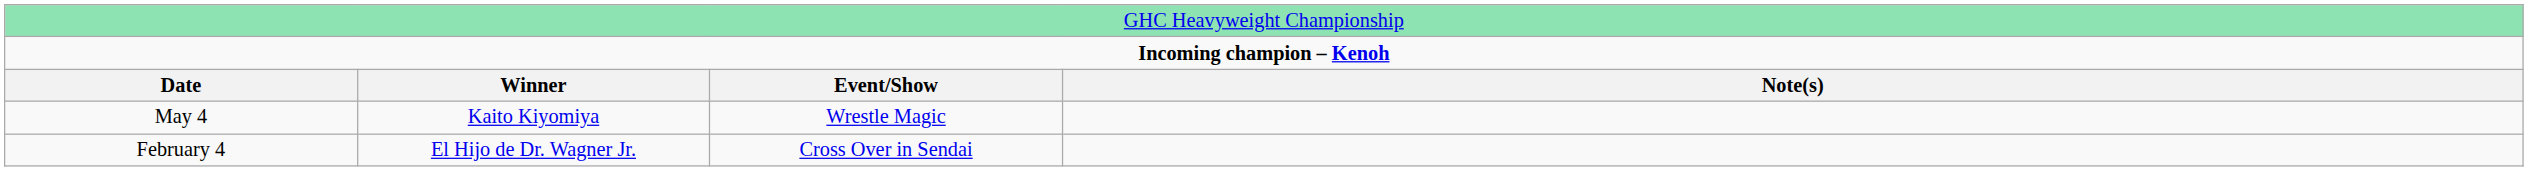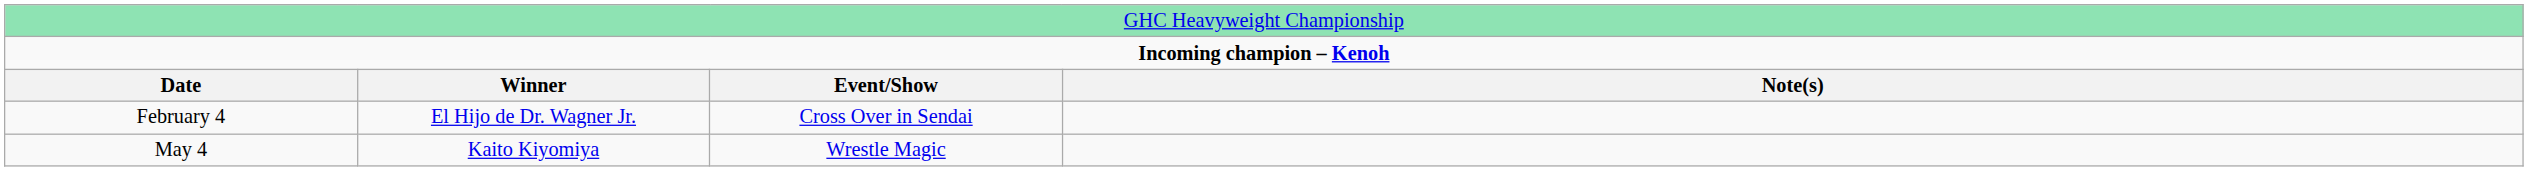rows swapped: (181, 149) <-> (181, 117)
